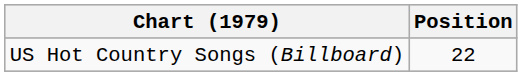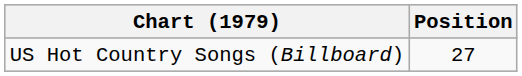(463, 55) 22 -> (463, 55) 27
